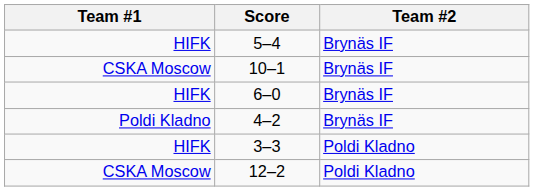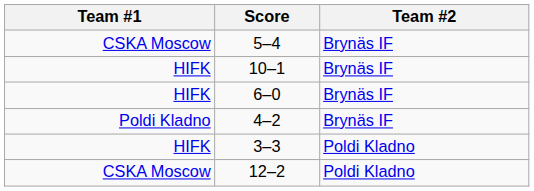(192, 43) HIFK -> (157, 43) CSKA Moscow
(157, 69) CSKA Moscow -> (192, 69) HIFK
